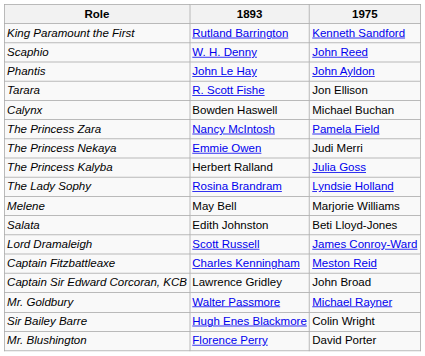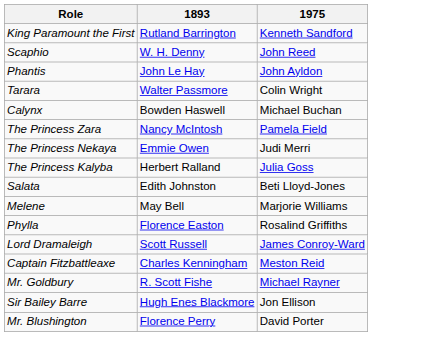(228, 91) R. Scott Fishe -> (184, 91) Walter Passmore
(340, 91) Jon Ellison -> (291, 91) Colin Wright
- row: (49, 187)
rows swapped: (23, 225) <-> (26, 206)
+ row: (23, 225)
- row: (97, 283)
(236, 302) Walter Passmore -> (176, 283) R. Scott Fishe
(343, 321) Colin Wright -> (288, 302) Jon Ellison
